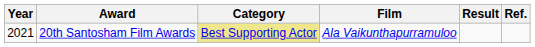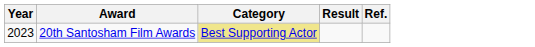- column: (390, 14)
(20, 33) 2021 -> (20, 33) 2023
